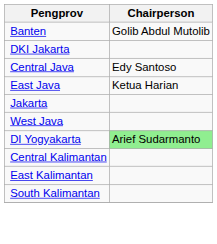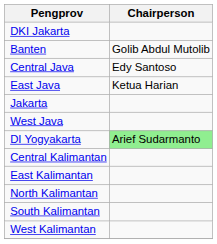rows swapped: (38, 49) <-> (27, 31)
+ row: (52, 193)
+ row: (51, 229)
